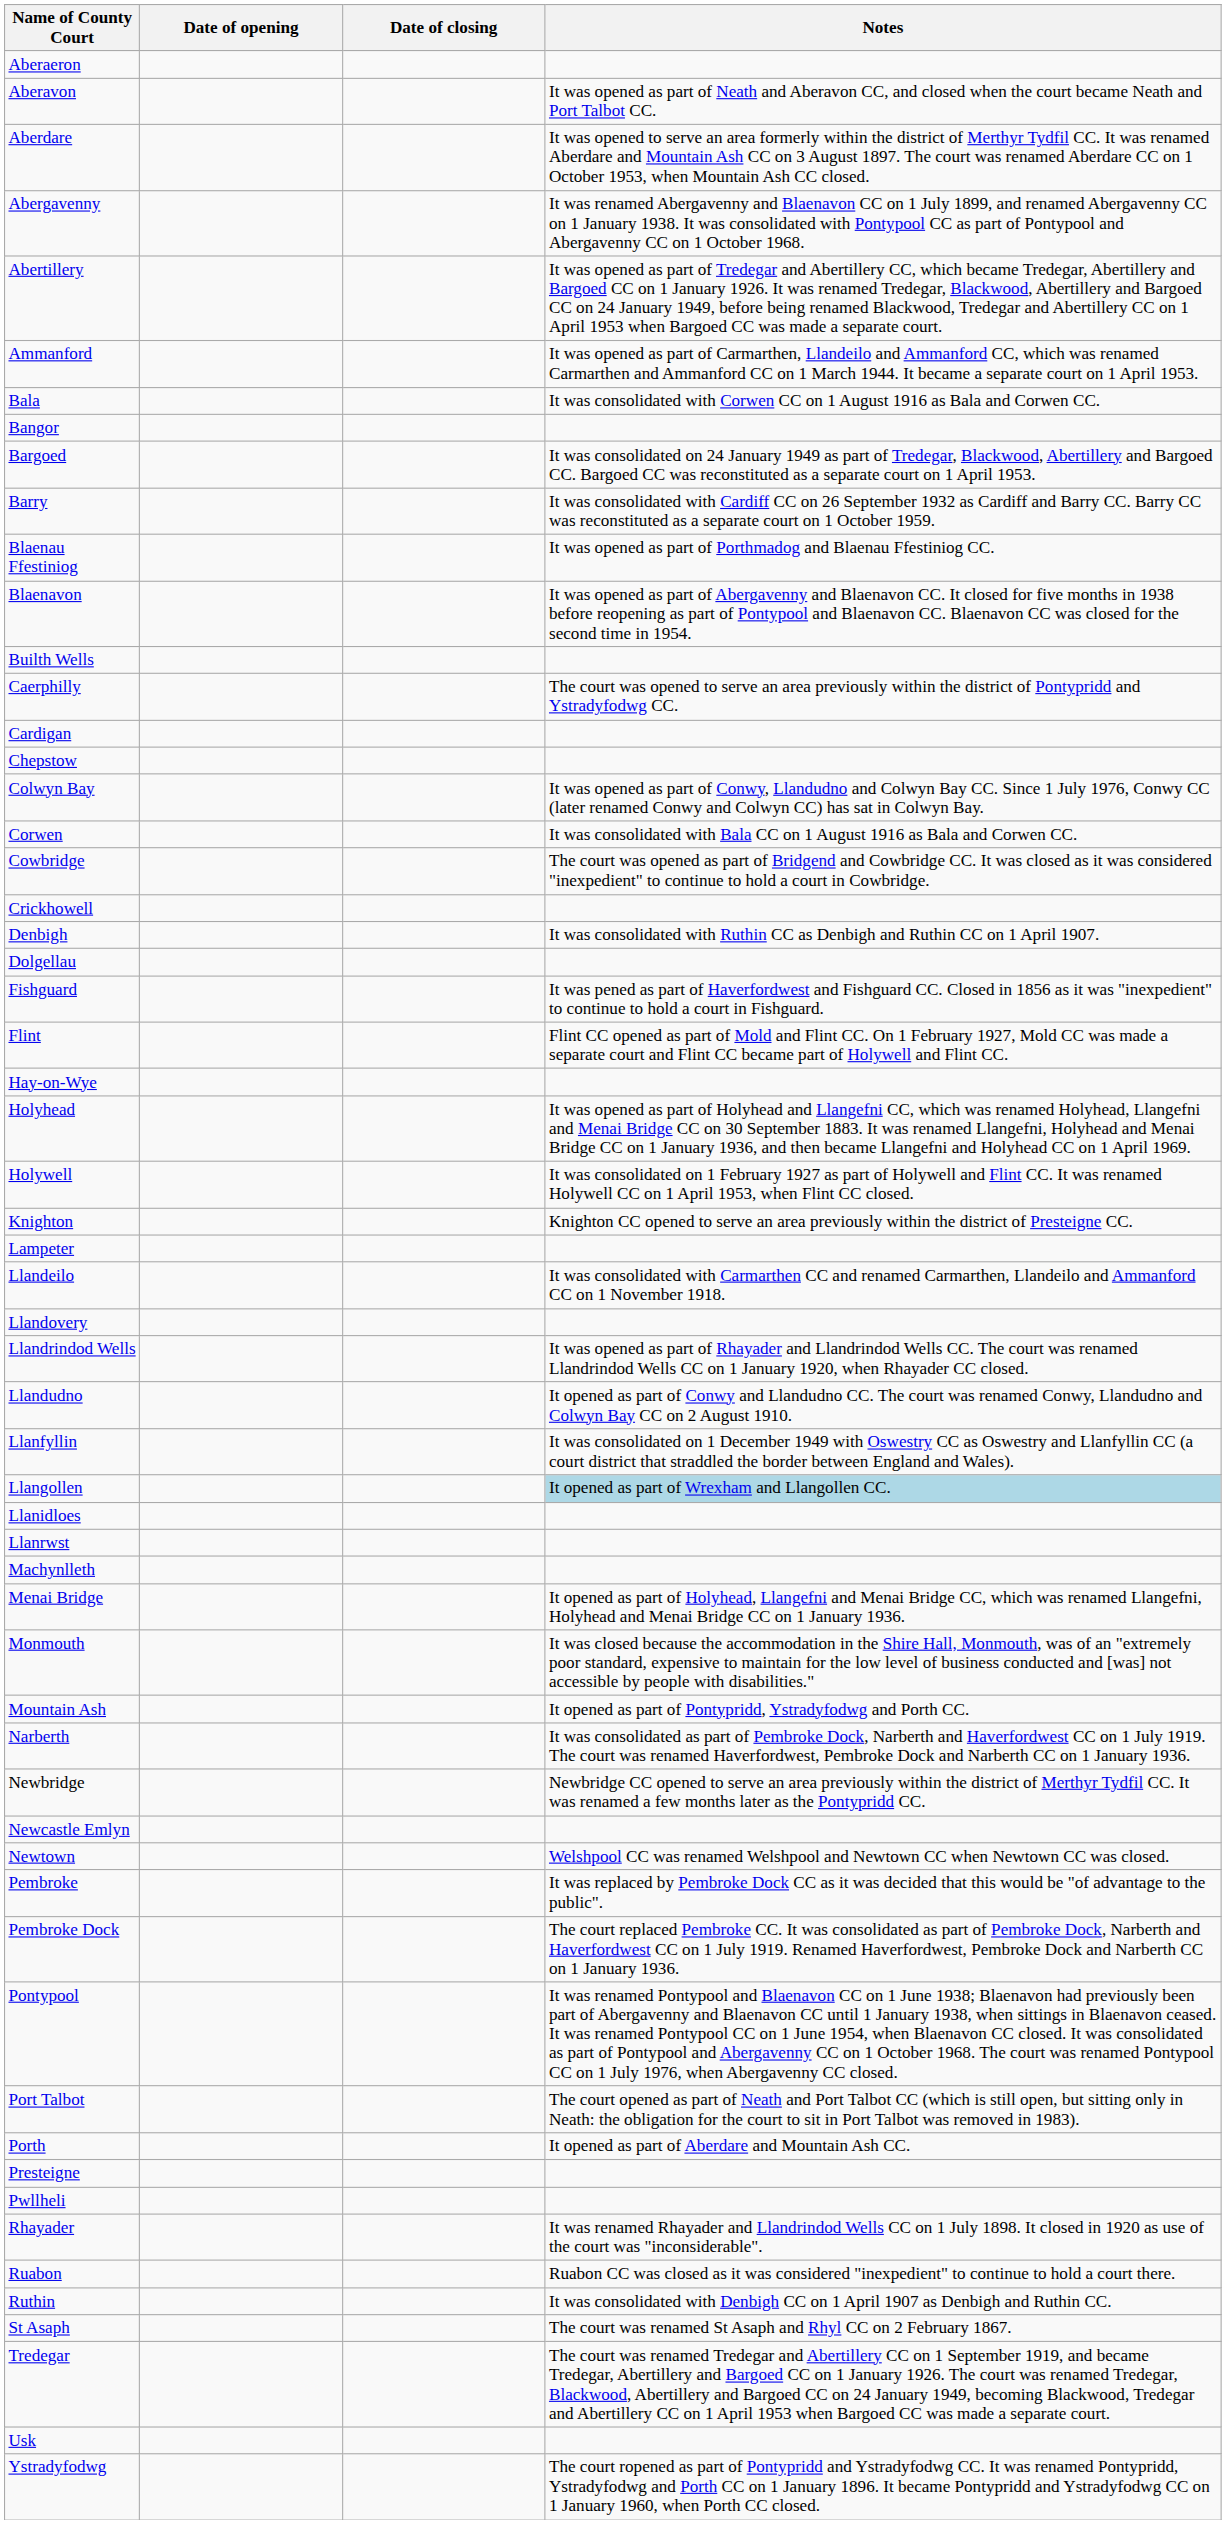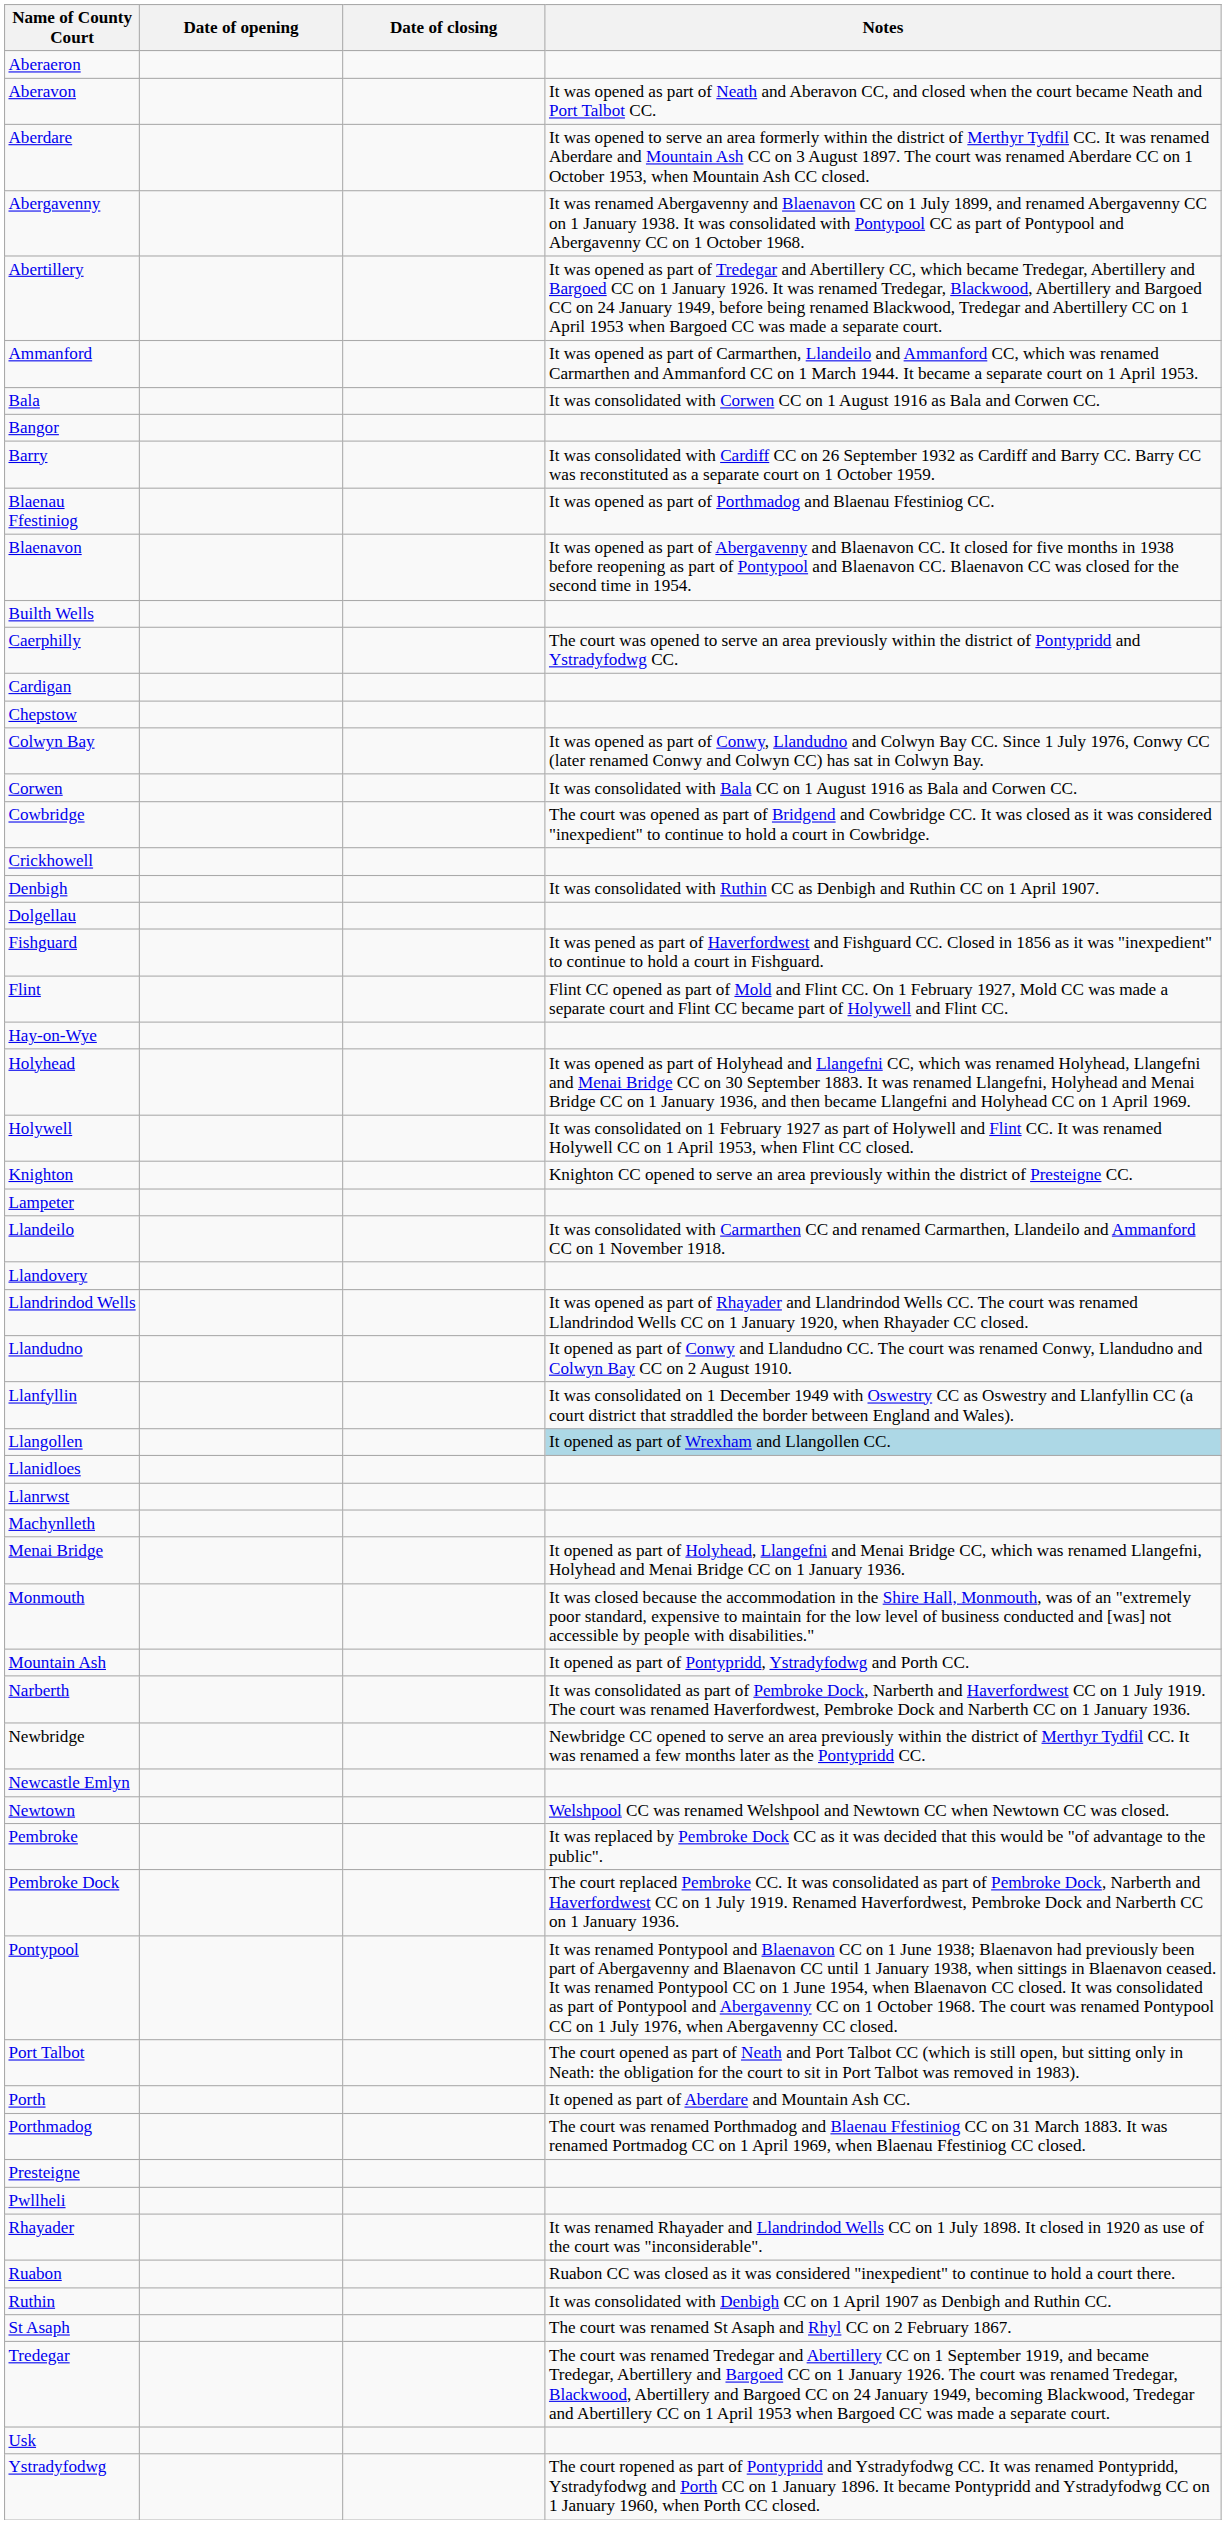- row: (37, 455)
+ row: (50, 2126)
